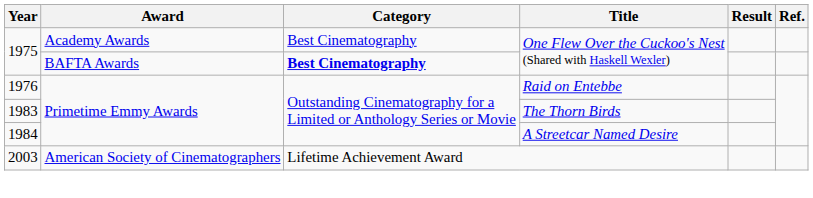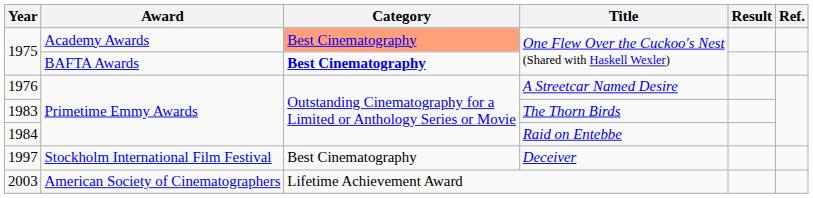(352, 39) no background -> (352, 39) lightsalmon background
(572, 87) Raid on Entebbe -> (600, 87) A Streetcar Named Desire
(600, 134) A Streetcar Named Desire -> (572, 134) Raid on Entebbe
+ row: (23, 157)
